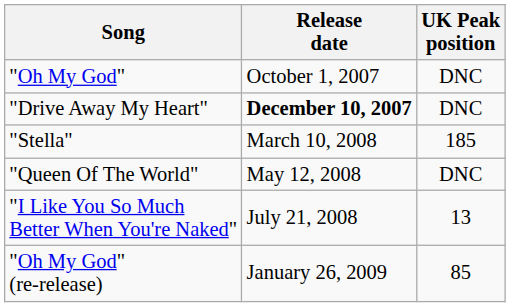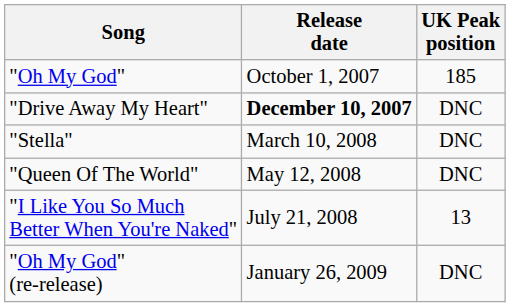(461, 76) DNC -> (461, 76) 185
(461, 141) 185 -> (461, 141) DNC
(461, 273) 85 -> (461, 273) DNC
